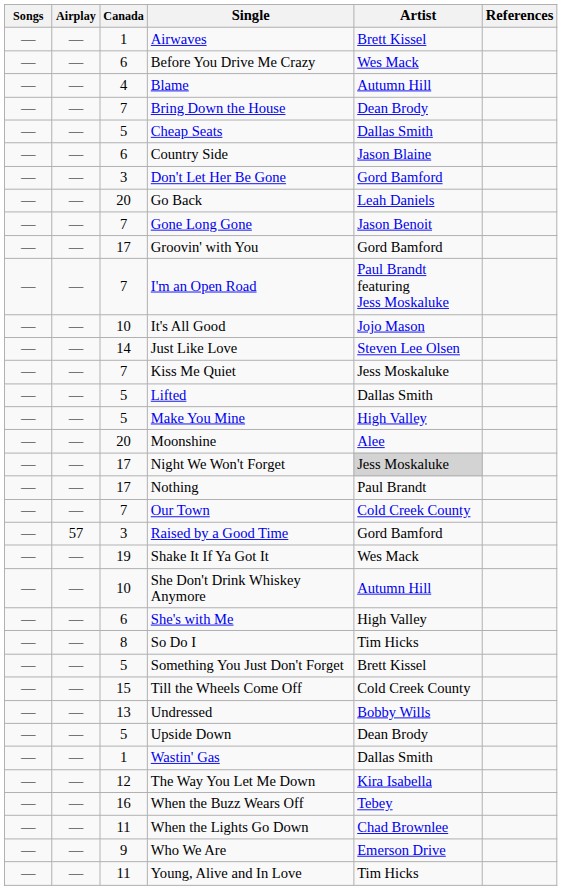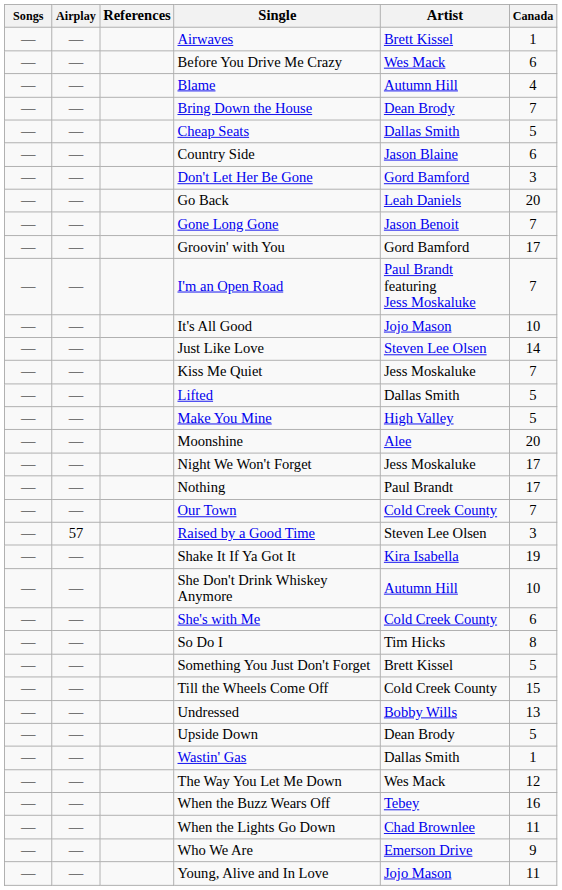columns swapped: (124, 16) <-> (520, 16)
(403, 464) lightgrey background -> (430, 464) no background
(400, 533) Gord Bamford -> (435, 533) Steven Lee Olsen
(388, 556) Wes Mack -> (421, 556) Kira Isabella
(392, 619) High Valley -> (441, 619) Cold Creek County
(395, 781) Kira Isabella -> (415, 781) Wes Mack
(388, 873) Tim Hicks -> (418, 873) Jojo Mason
